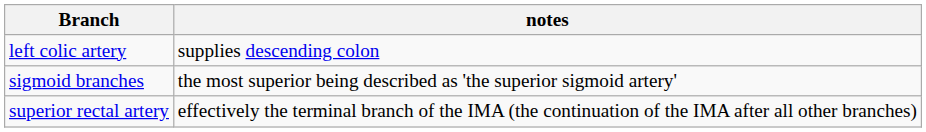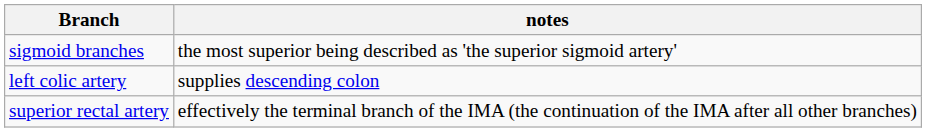rows swapped: (68, 50) <-> (76, 80)
